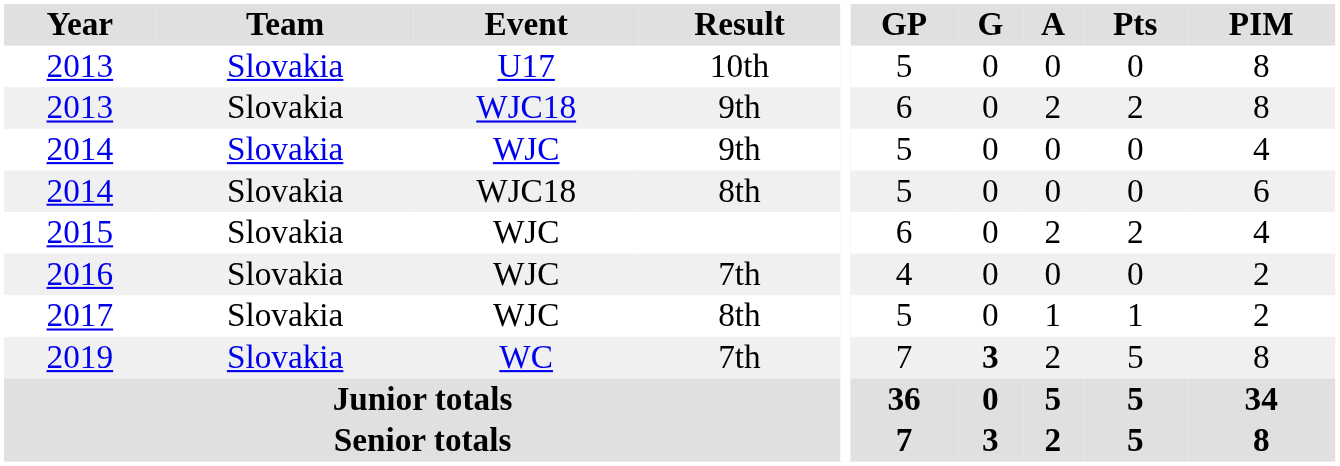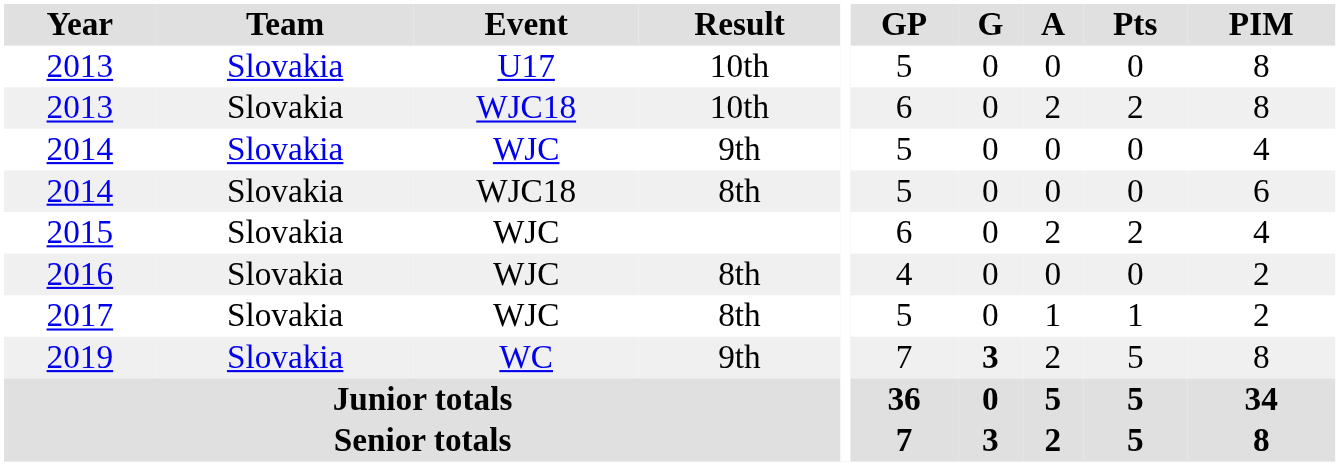(739, 107) 9th -> (739, 107) 10th
(739, 273) 7th -> (739, 273) 8th
(739, 357) 7th -> (739, 357) 9th
